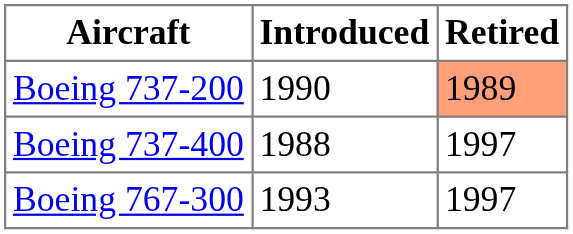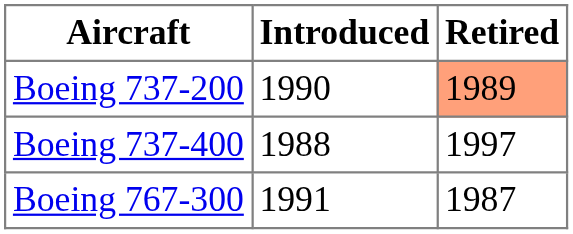(295, 199) 1993 -> (295, 199) 1991
(481, 199) 1997 -> (481, 199) 1987
